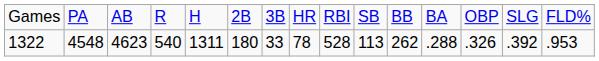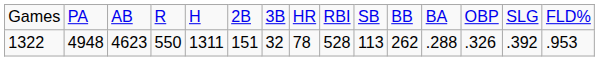(86, 42) 4548 -> (86, 42) 4948
(168, 42) 540 -> (168, 42) 550
(245, 42) 180 -> (245, 42) 151
(275, 42) 33 -> (275, 42) 32
